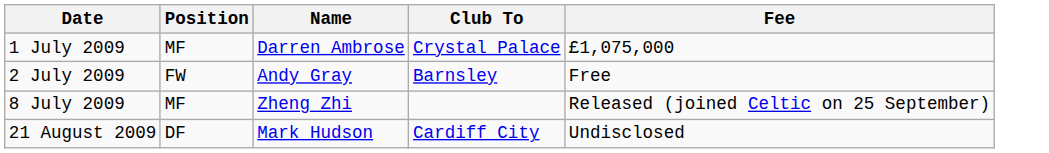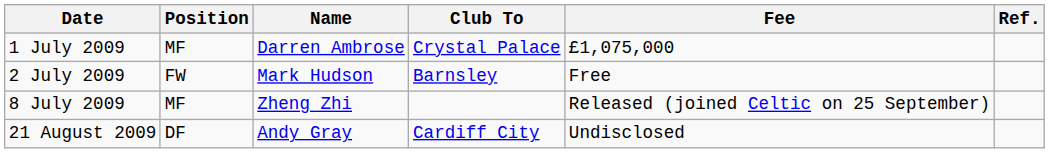+ column: (1020, 19)
(305, 76) Andy Gray -> (315, 76) Mark Hudson
(315, 133) Mark Hudson -> (305, 133) Andy Gray
